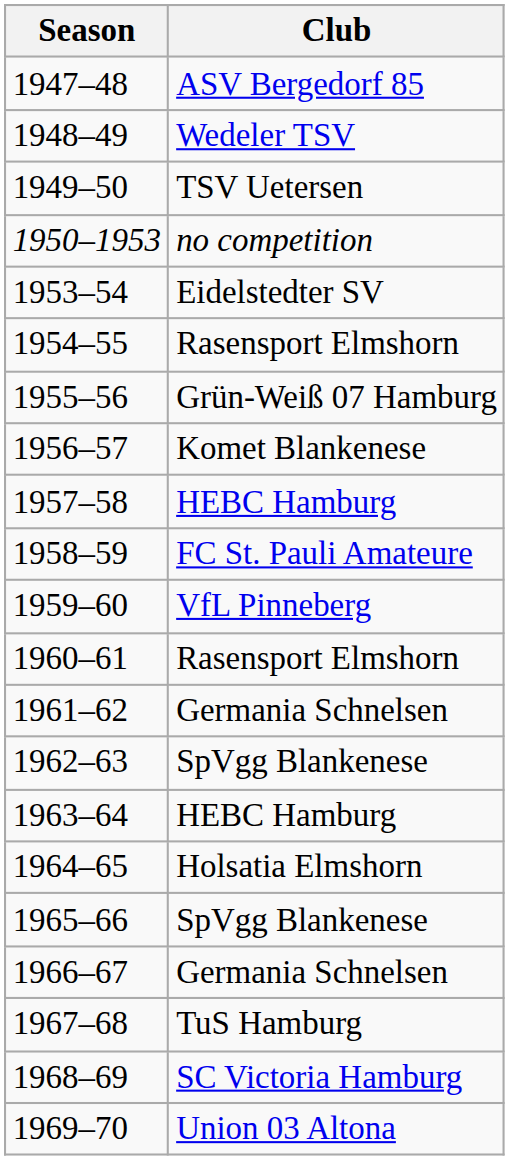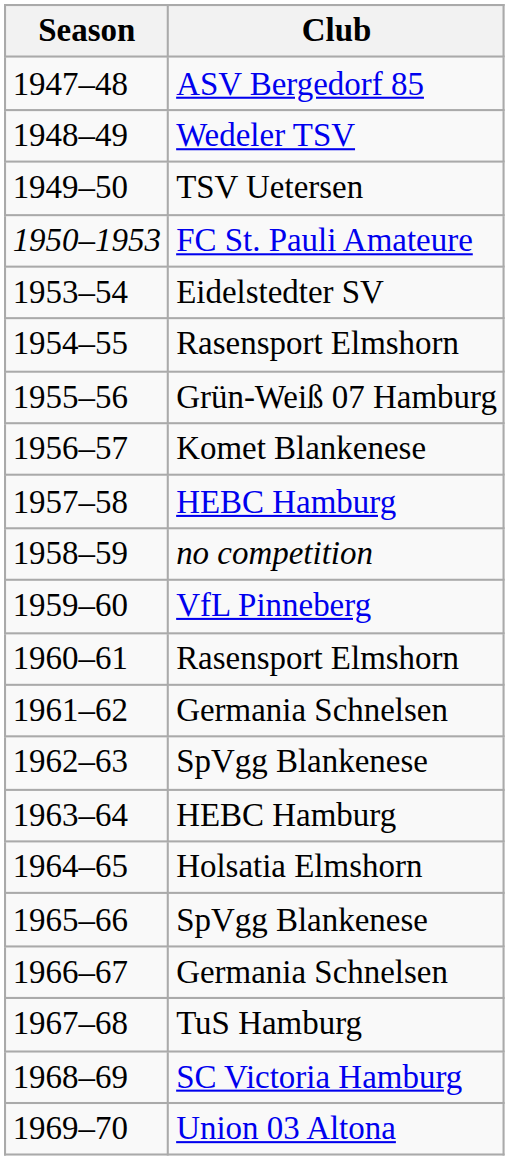(275, 239) no competition -> (324, 239) FC St. Pauli Amateure
(324, 553) FC St. Pauli Amateure -> (275, 553) no competition
